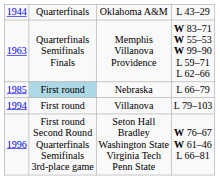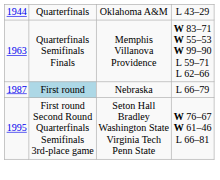(17, 89) 1985 -> (17, 89) 1987
- row: (134, 105)
(17, 144) 1996 -> (17, 128) 1995
